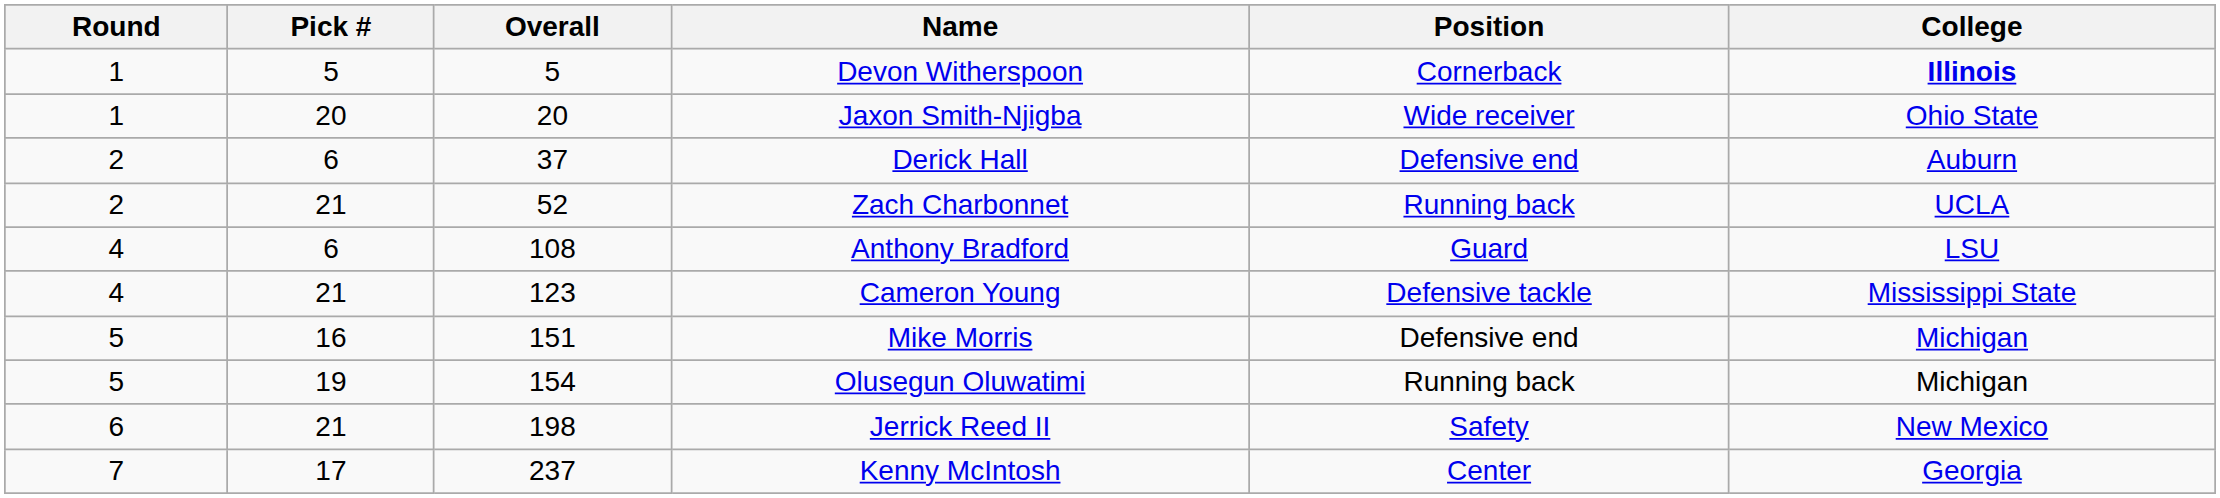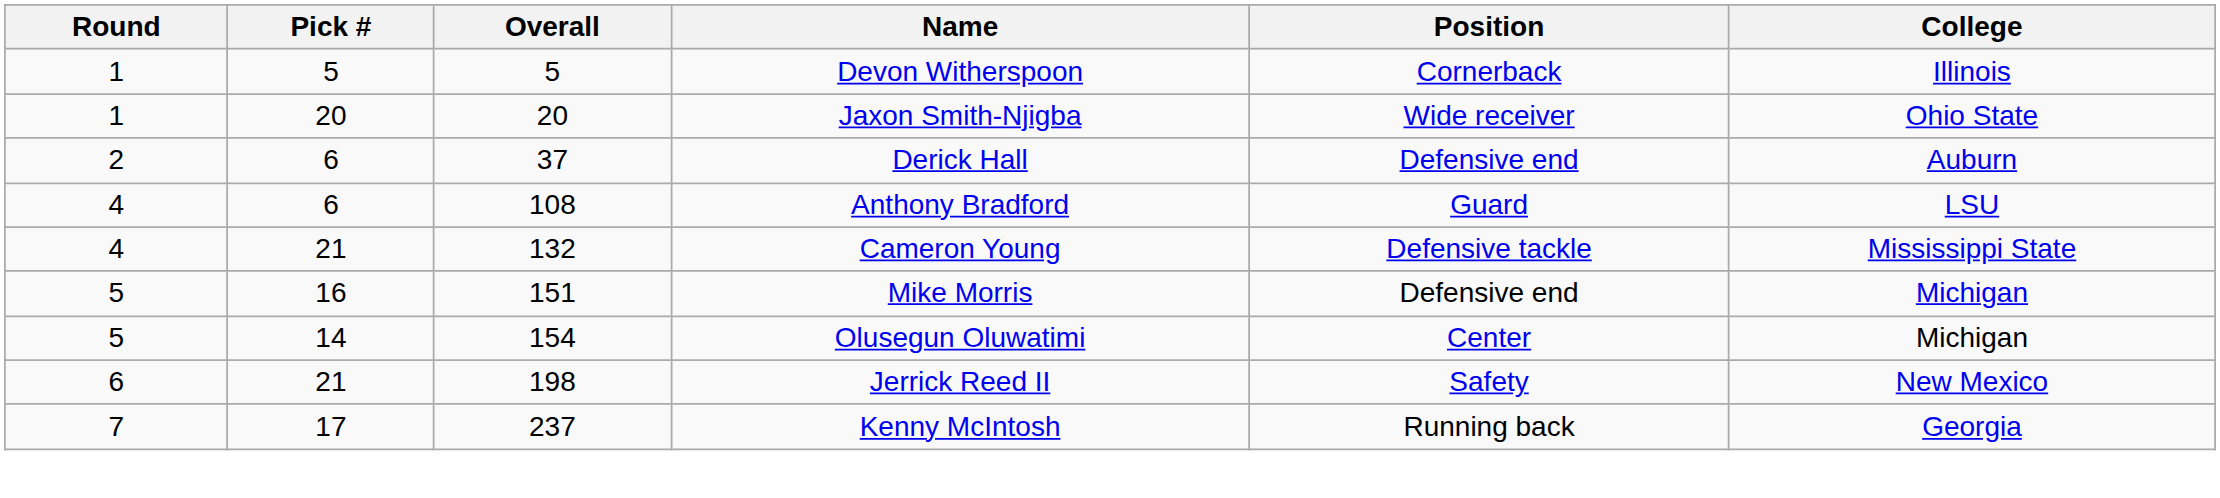(1972, 71) bold -> (1972, 71) normal
- row: (960, 204)
(552, 293) 123 -> (552, 248) 132
(331, 381) 19 -> (331, 337) 14
(1489, 381) Running back -> (1489, 337) Center
(1489, 470) Center -> (1489, 426) Running back
